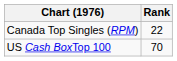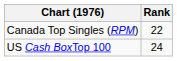(157, 47) 70 -> (157, 47) 24
